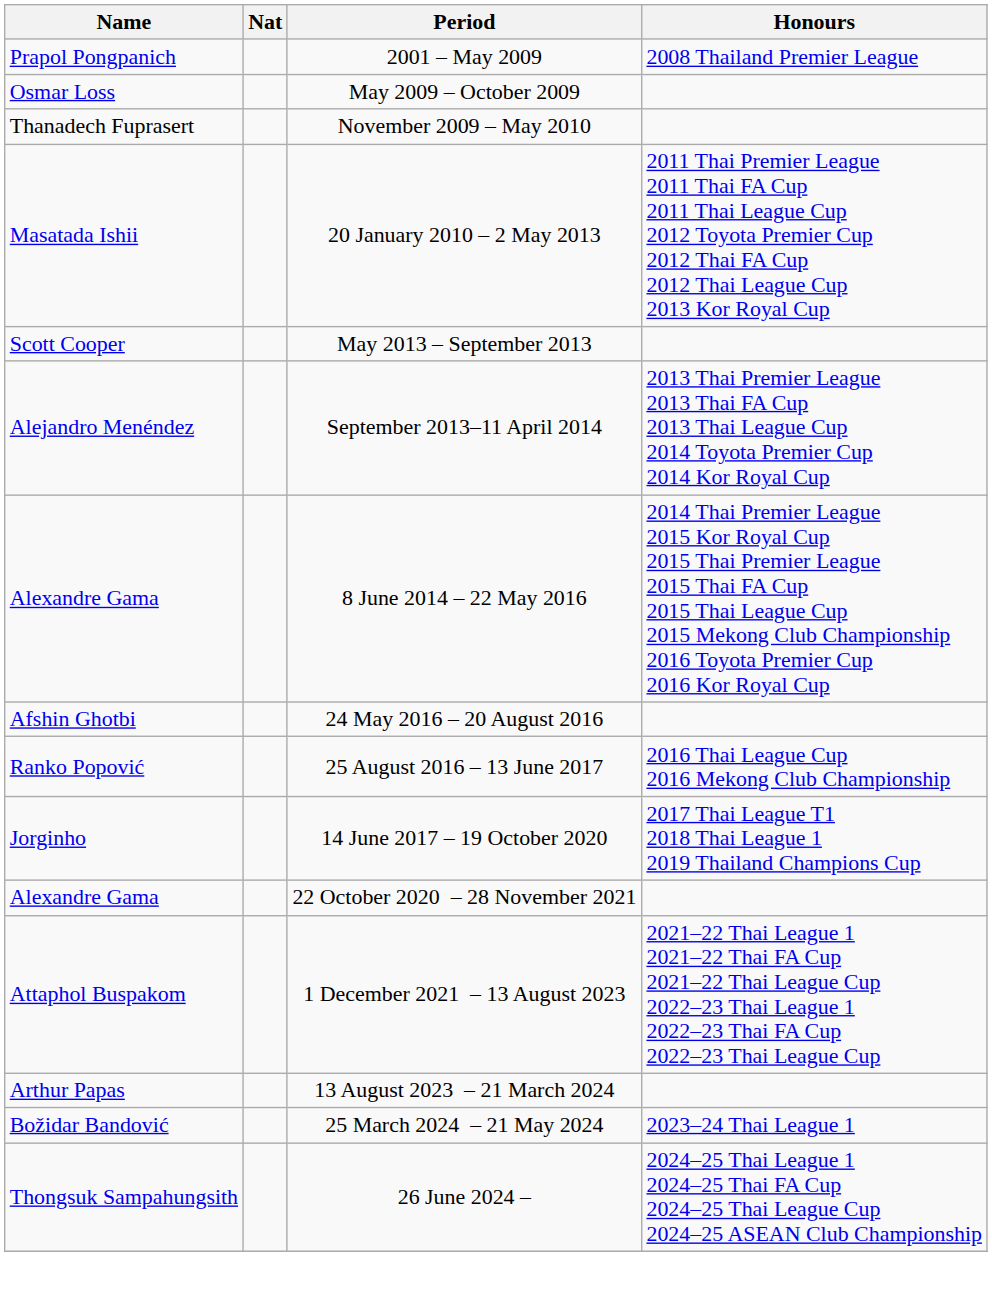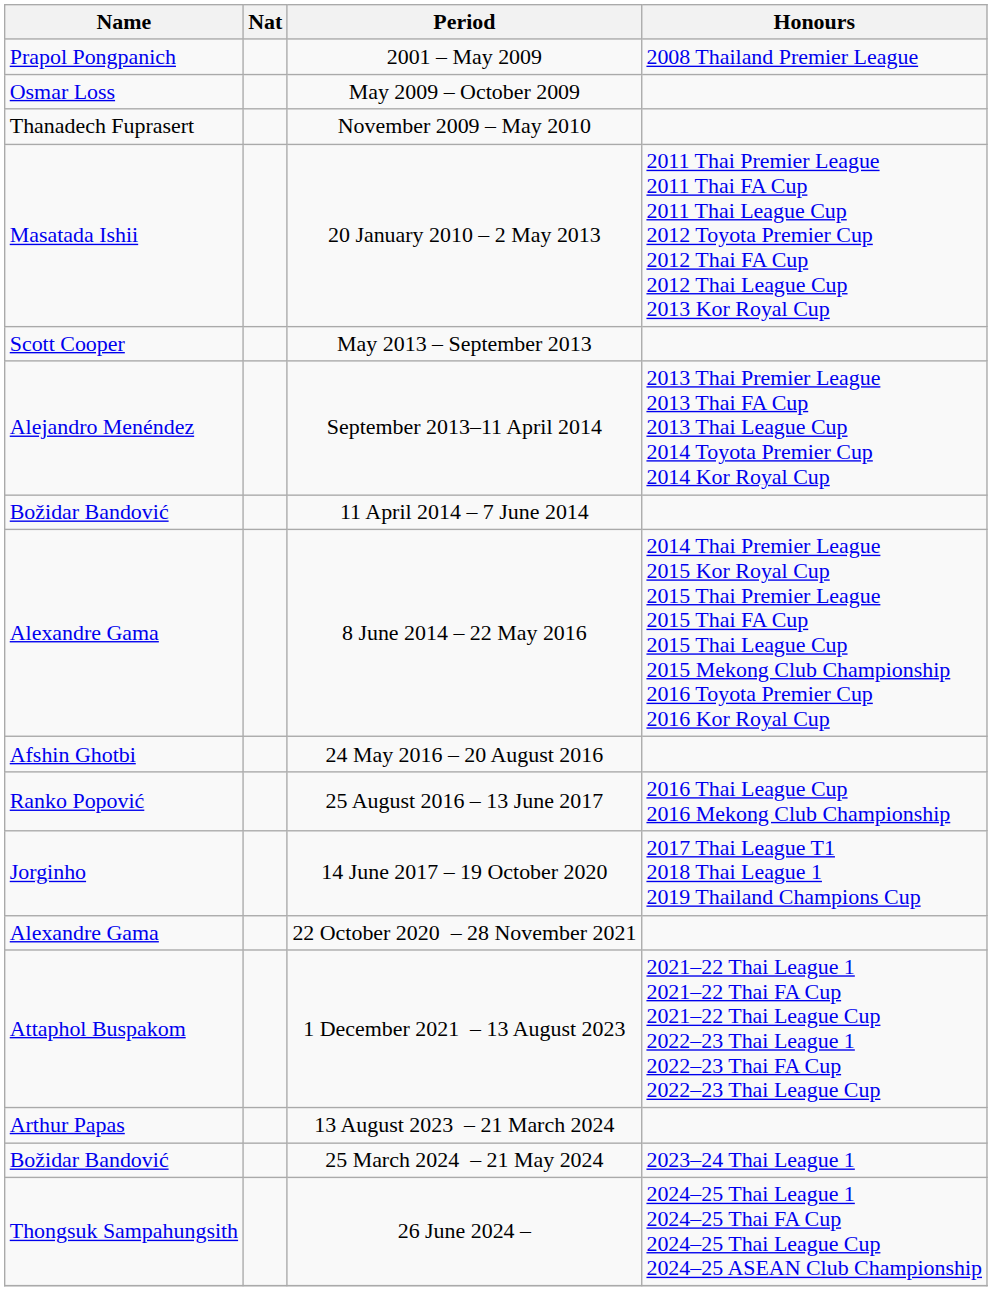+ row: (464, 511)
